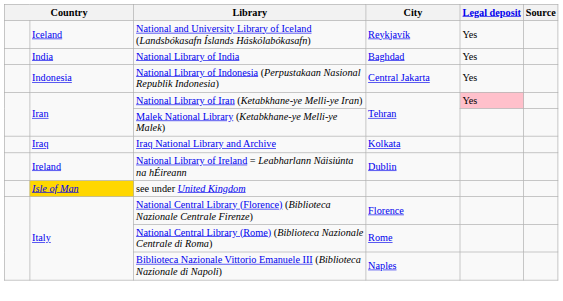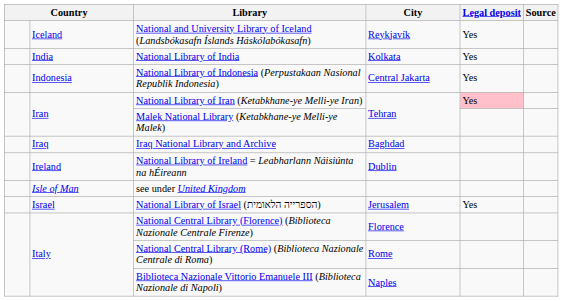(386, 56) Baghdad -> (384, 56) Kolkata
(384, 144) Kolkata -> (386, 144) Baghdad
(55, 188) gold background -> (55, 188) no background
+ row: (228, 204)
